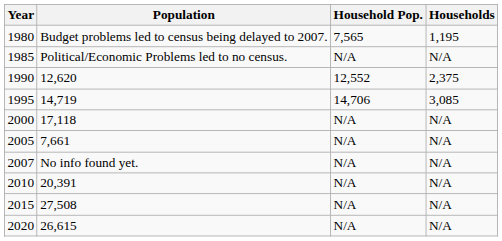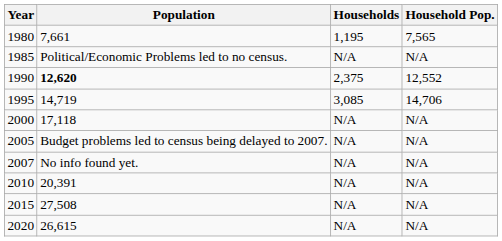columns swapped: (462, 15) <-> (378, 15)
(184, 36) Budget problems led to census being delayed to 2007. -> (55, 36) 7,661
(58, 78) normal -> (58, 78) bold
(55, 141) 7,661 -> (184, 141) Budget problems led to census being delayed to 2007.
